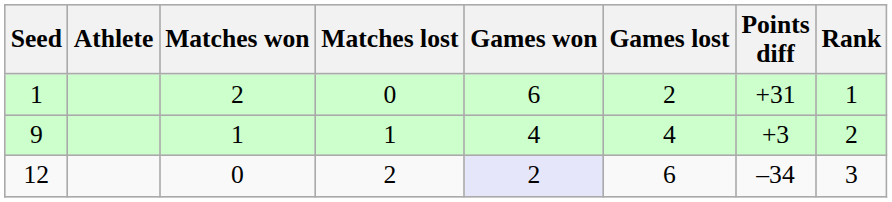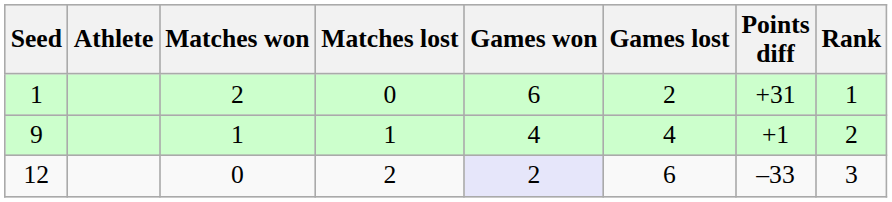(776, 134) +3 -> (776, 134) +1
(776, 175) –34 -> (776, 175) –33
